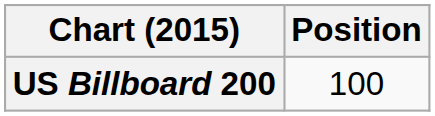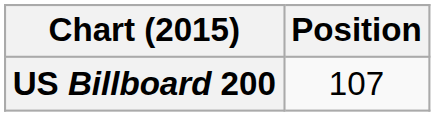(356, 83) 100 -> (356, 83) 107
